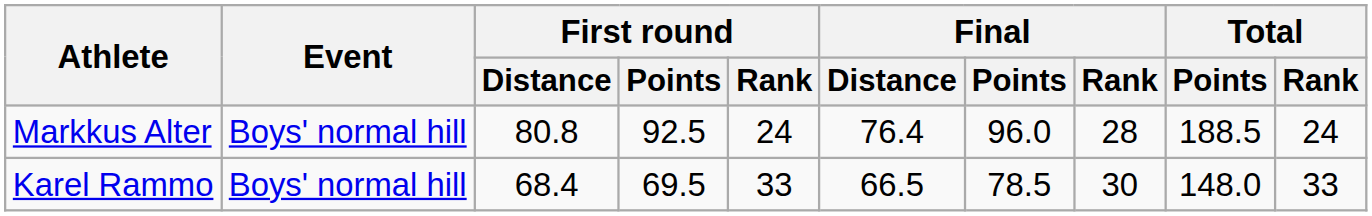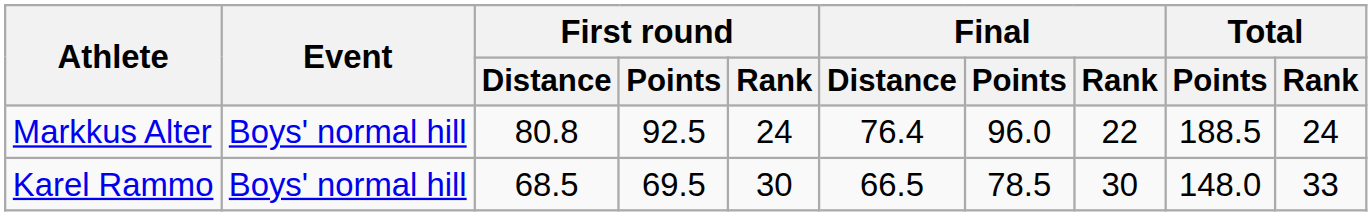(1120, 132) 28 -> (1120, 132) 22
(547, 184) 68.4 -> (547, 184) 68.5
(774, 184) 33 -> (774, 184) 30
